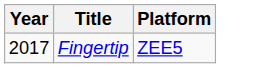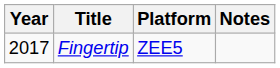+ column: (245, 18)
